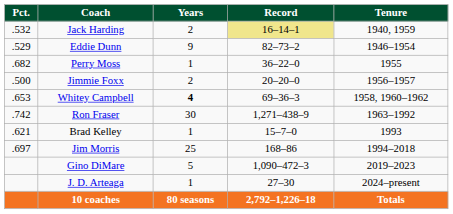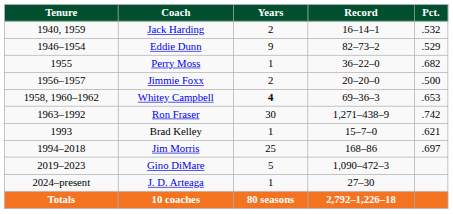columns swapped: (391, 13) <-> (21, 13)
(281, 30) khaki background -> (361, 30) no background
